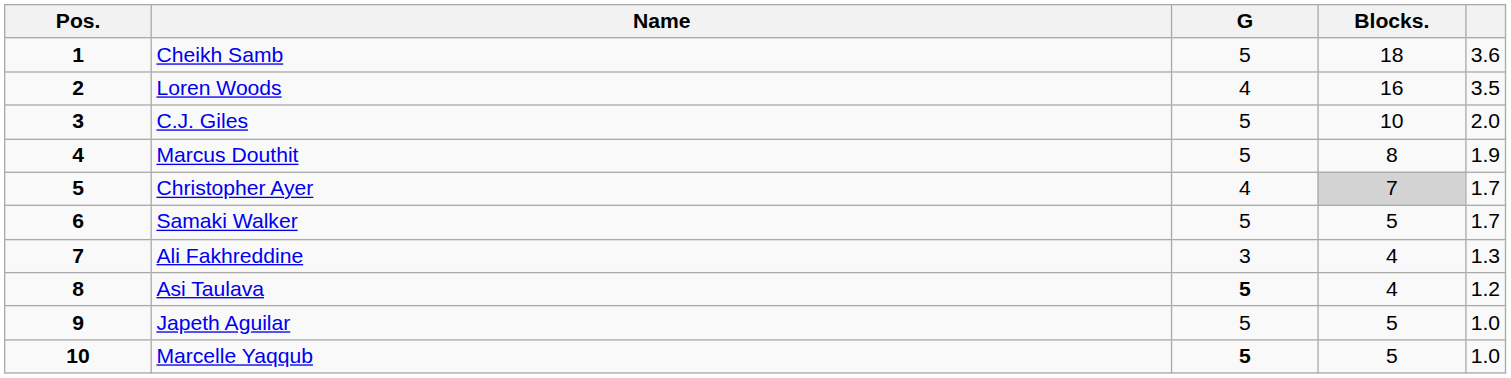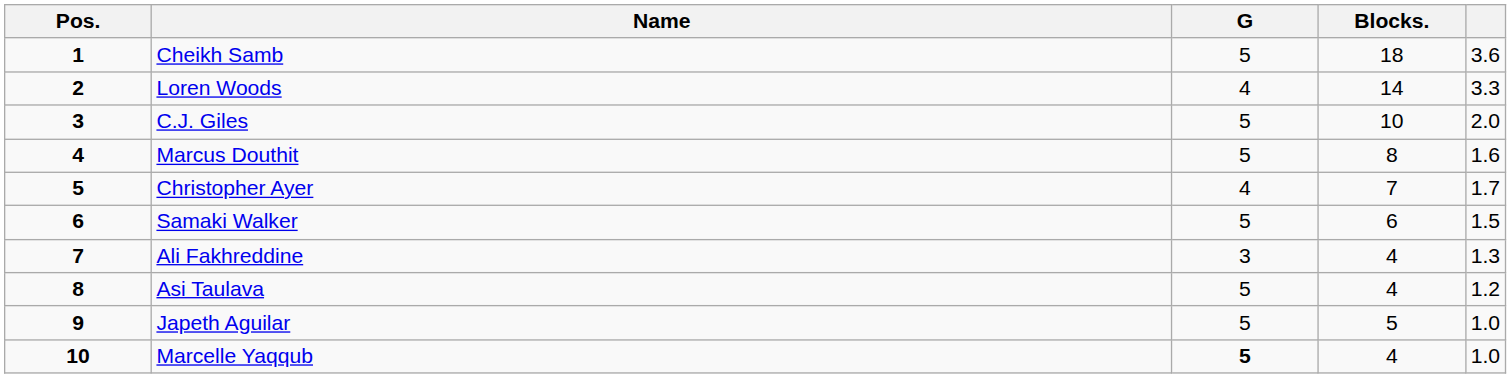(1392, 88) 16 -> (1392, 88) 14
(1485, 88) 3.5 -> (1485, 88) 3.3
(1485, 155) 1.9 -> (1485, 155) 1.6
(1392, 188) lightgrey background -> (1392, 188) no background
(1392, 222) 5 -> (1392, 222) 6
(1485, 222) 1.7 -> (1485, 222) 1.5
(1245, 289) bold -> (1245, 289) normal
(1392, 356) 5 -> (1392, 356) 4
